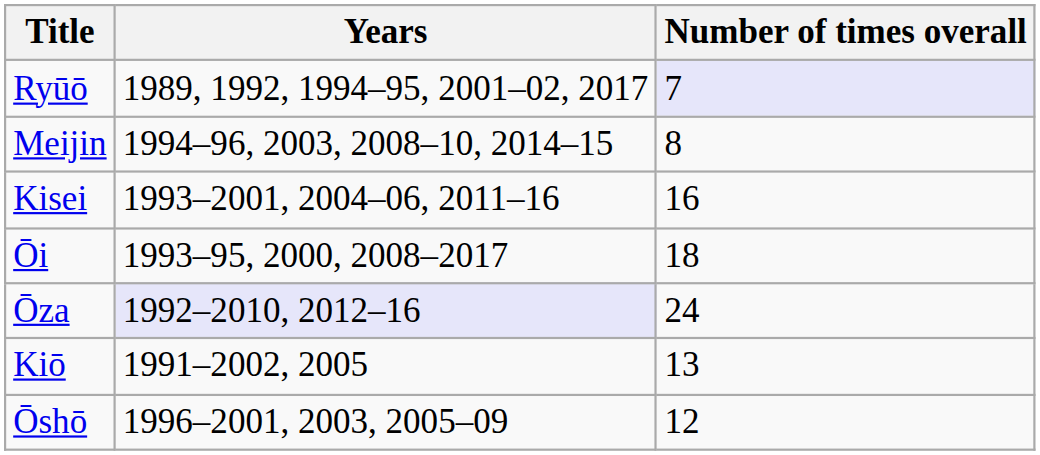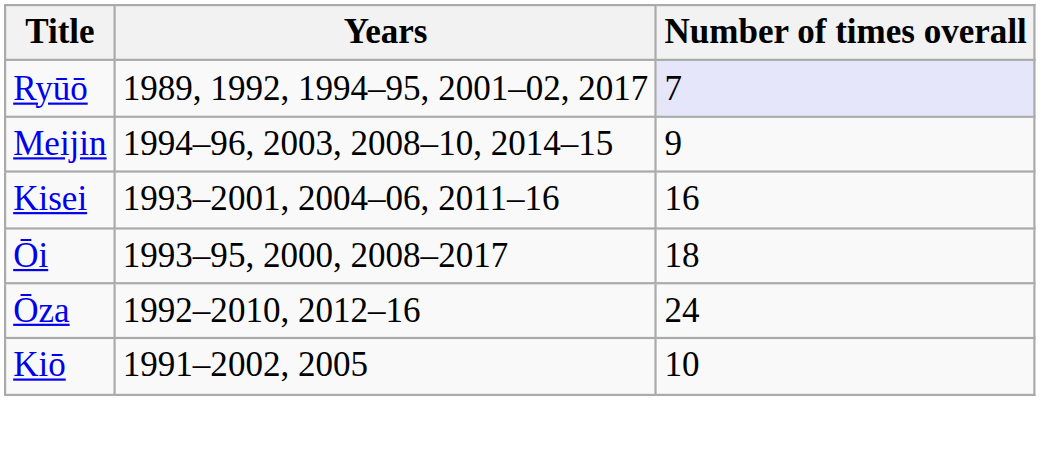(673, 143) 8 -> (673, 143) 9
(272, 310) lavender background -> (272, 310) no background
(682, 365) 13 -> (682, 365) 10
- row: (50, 421)
